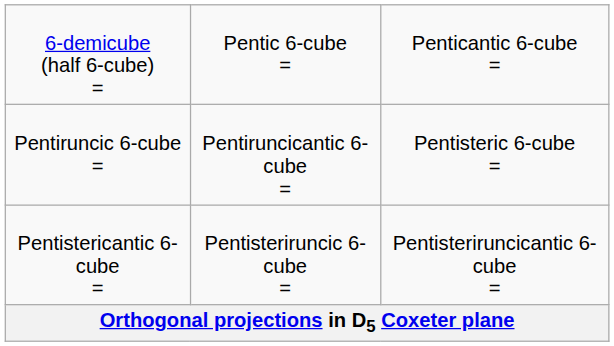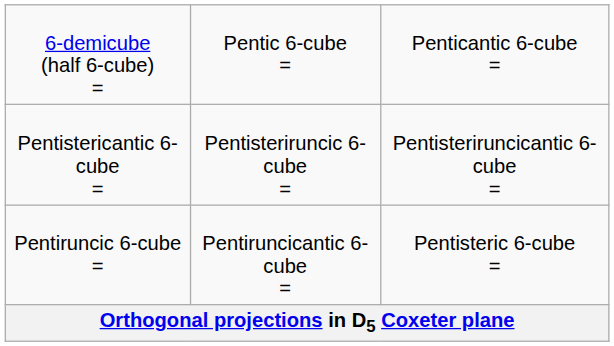rows swapped: (98, 154) <-> (98, 266)
